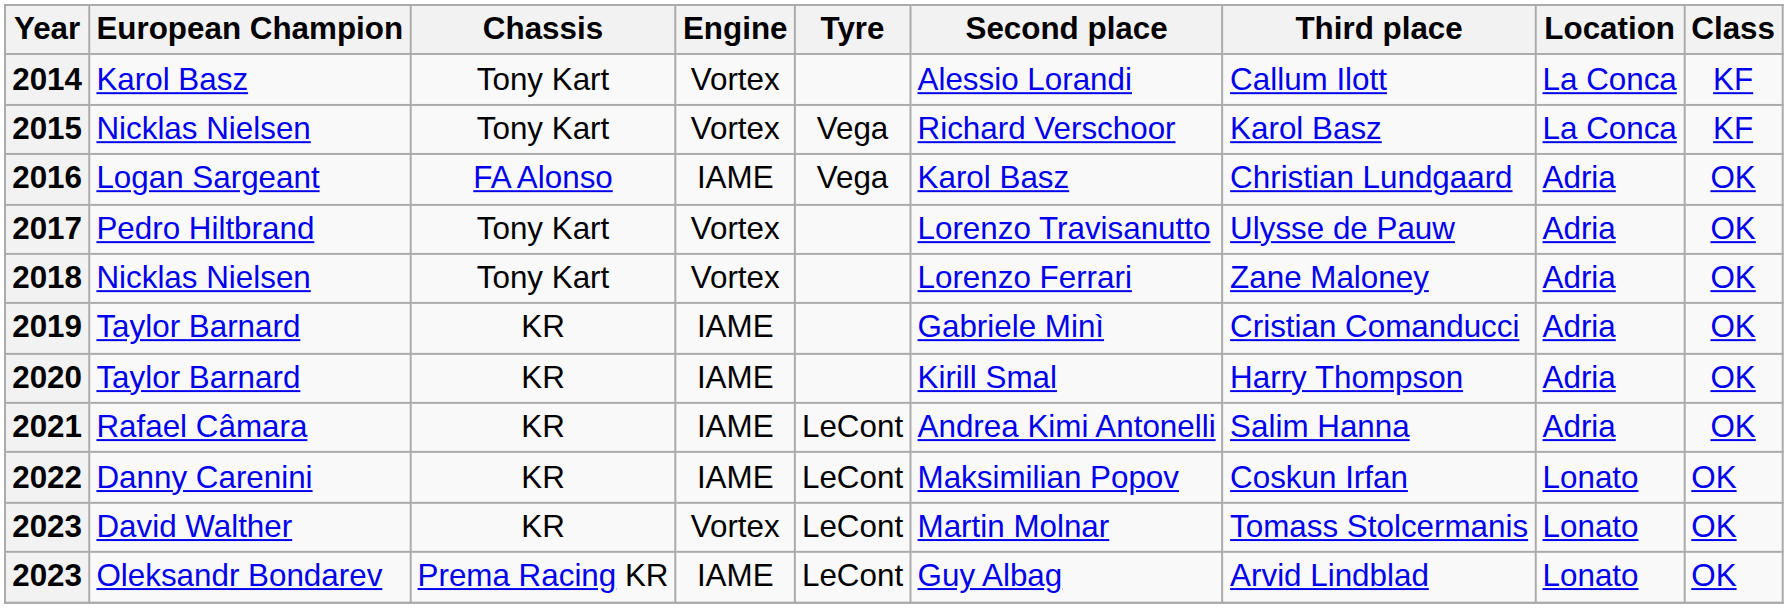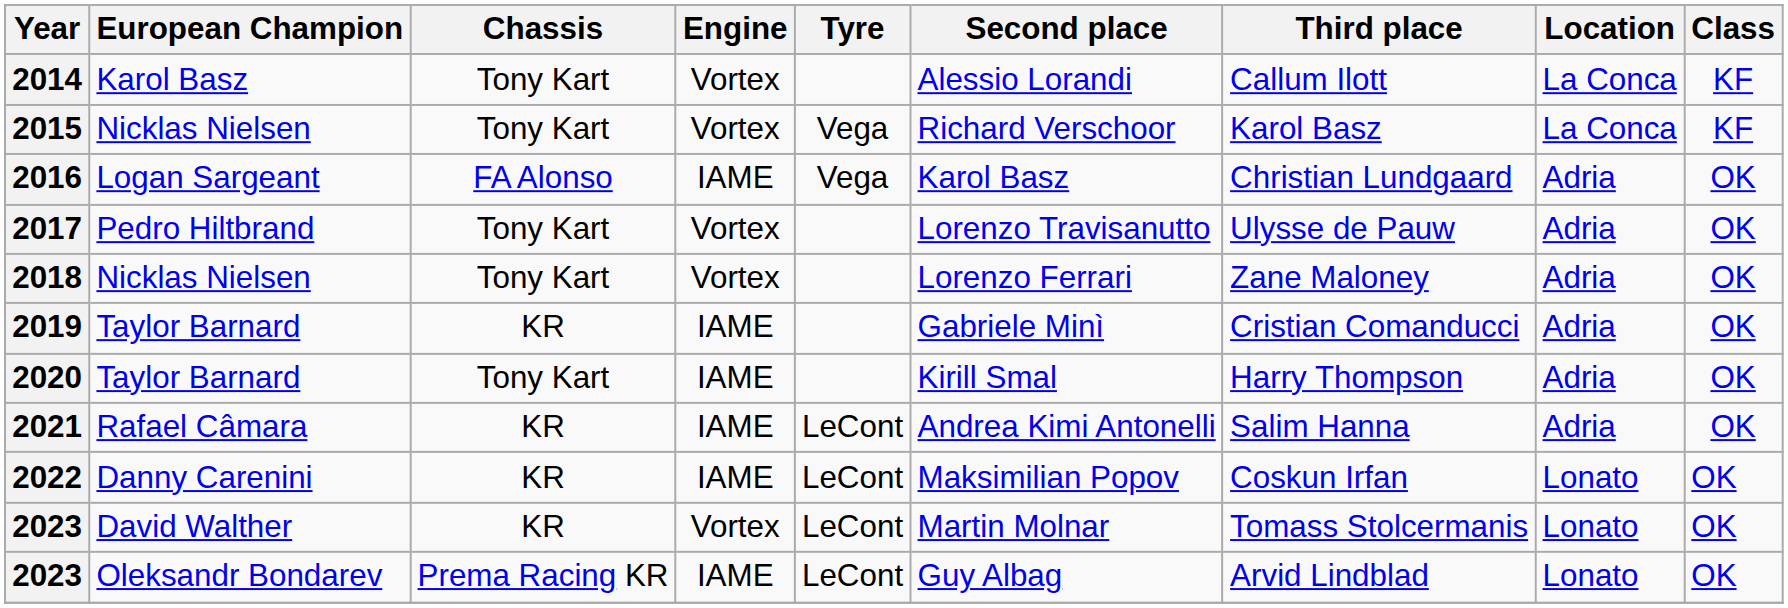(543, 377) KR -> (543, 377) Tony Kart
